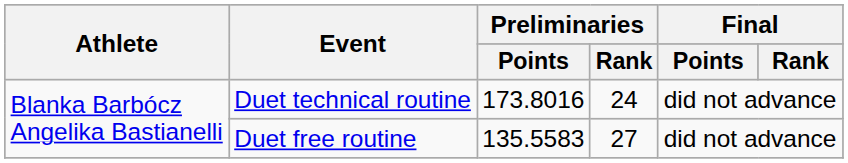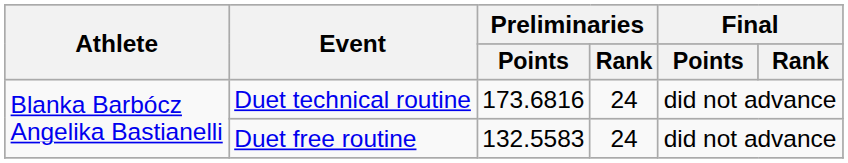(533, 100) 173.8016 -> (533, 100) 173.6816
(533, 138) 135.5583 -> (533, 138) 132.5583
(624, 138) 27 -> (624, 138) 24
